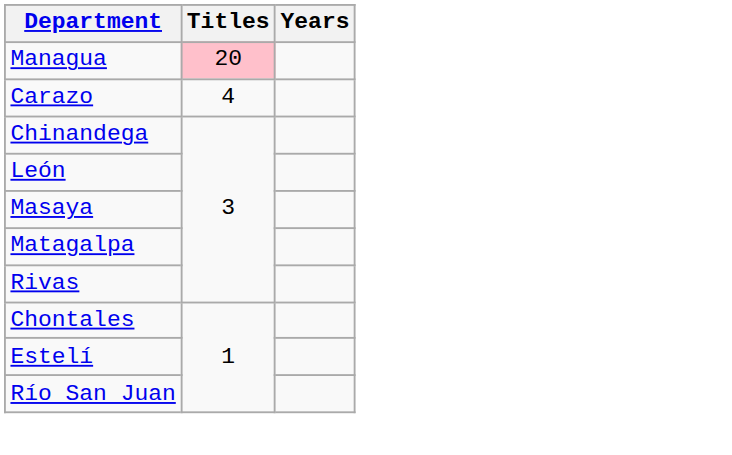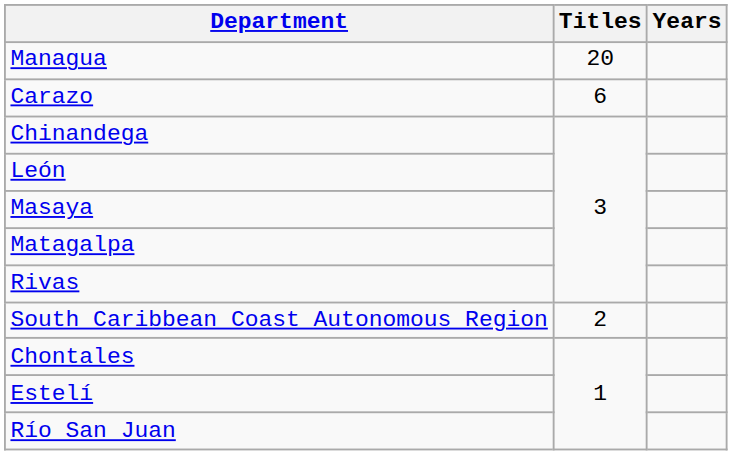(228, 61) pink background -> (600, 61) no background
(228, 98) 4 -> (600, 98) 6
+ row: (279, 320)
